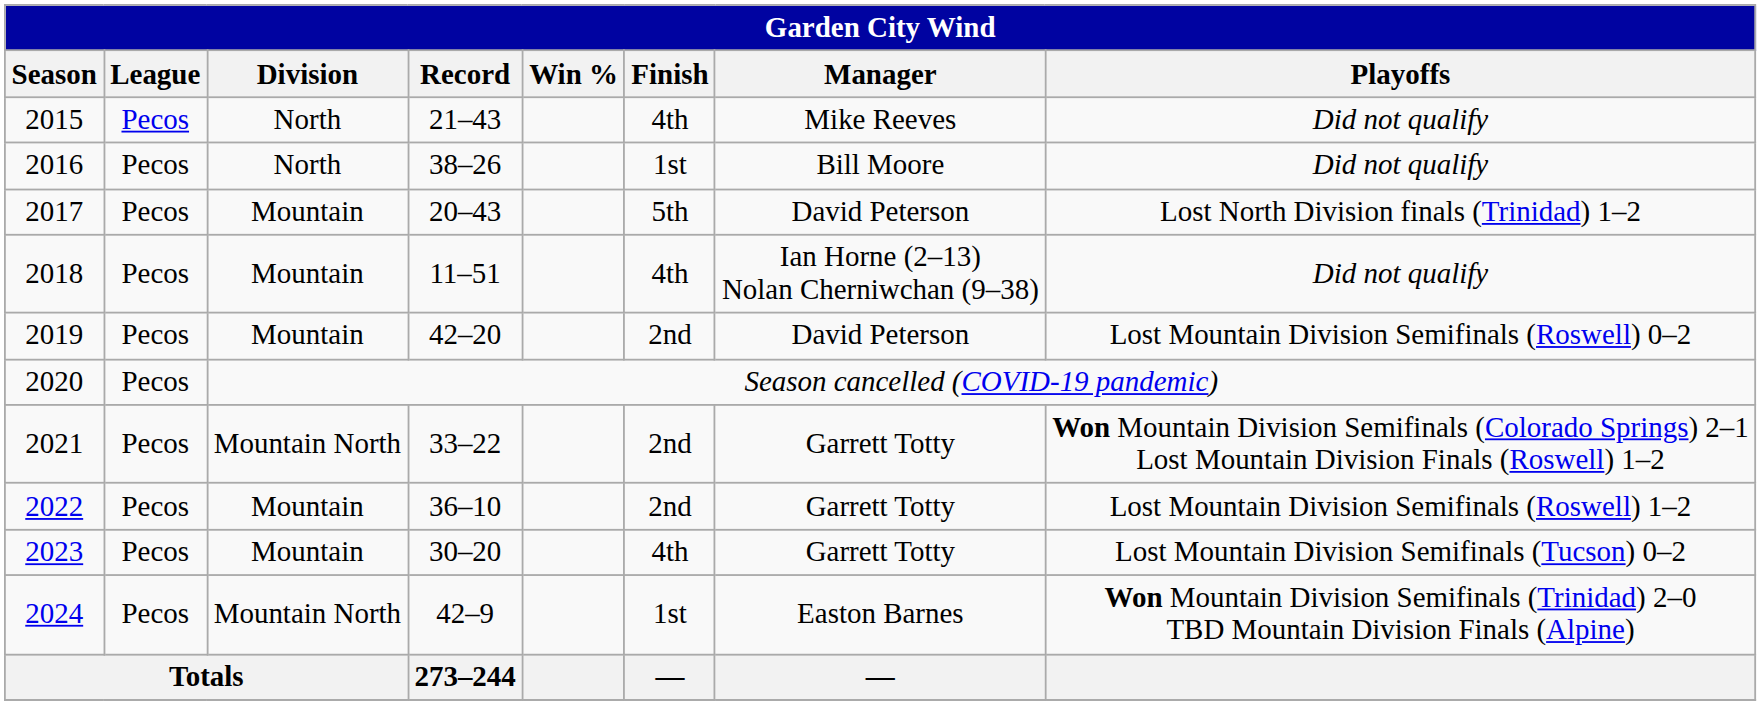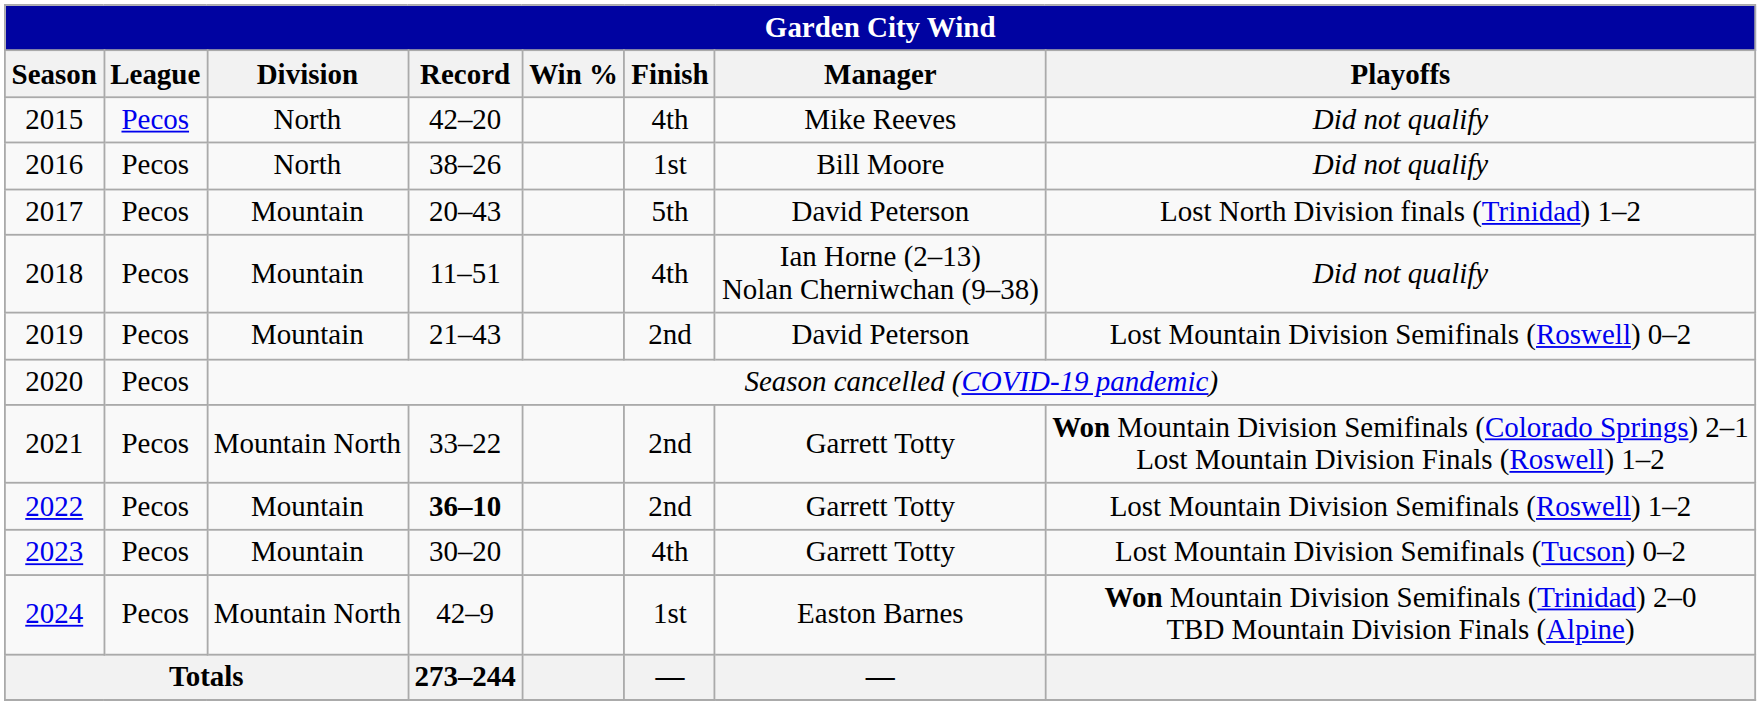(465, 119) 21–43 -> (465, 119) 42–20
(465, 335) 42–20 -> (465, 335) 21–43
(465, 505) normal -> (465, 505) bold
